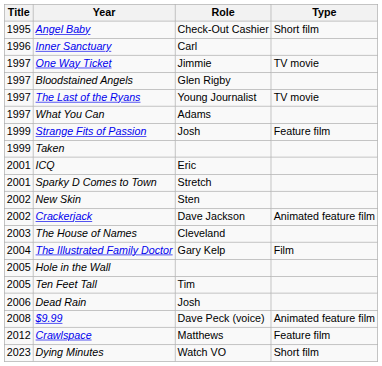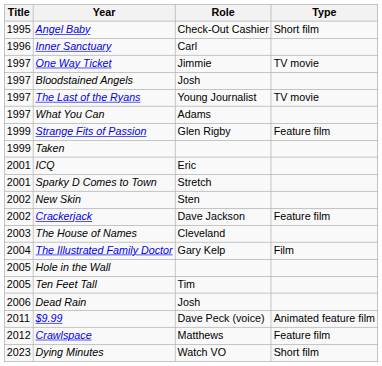(204, 81) Glen Rigby -> (189, 81) Josh
(189, 132) Josh -> (204, 132) Glen Rigby
(324, 217) Animated feature film -> (302, 217) Feature film
(19, 319) 2008 -> (18, 319) 2011
